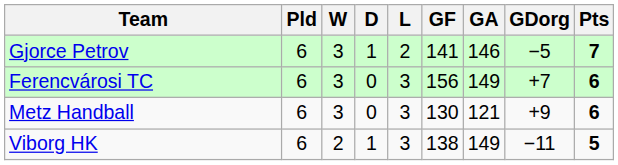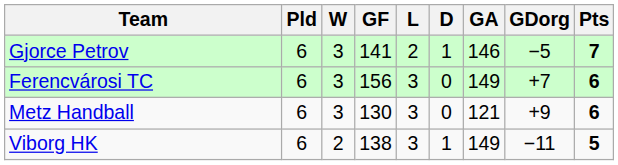columns swapped: (371, 19) <-> (442, 19)
